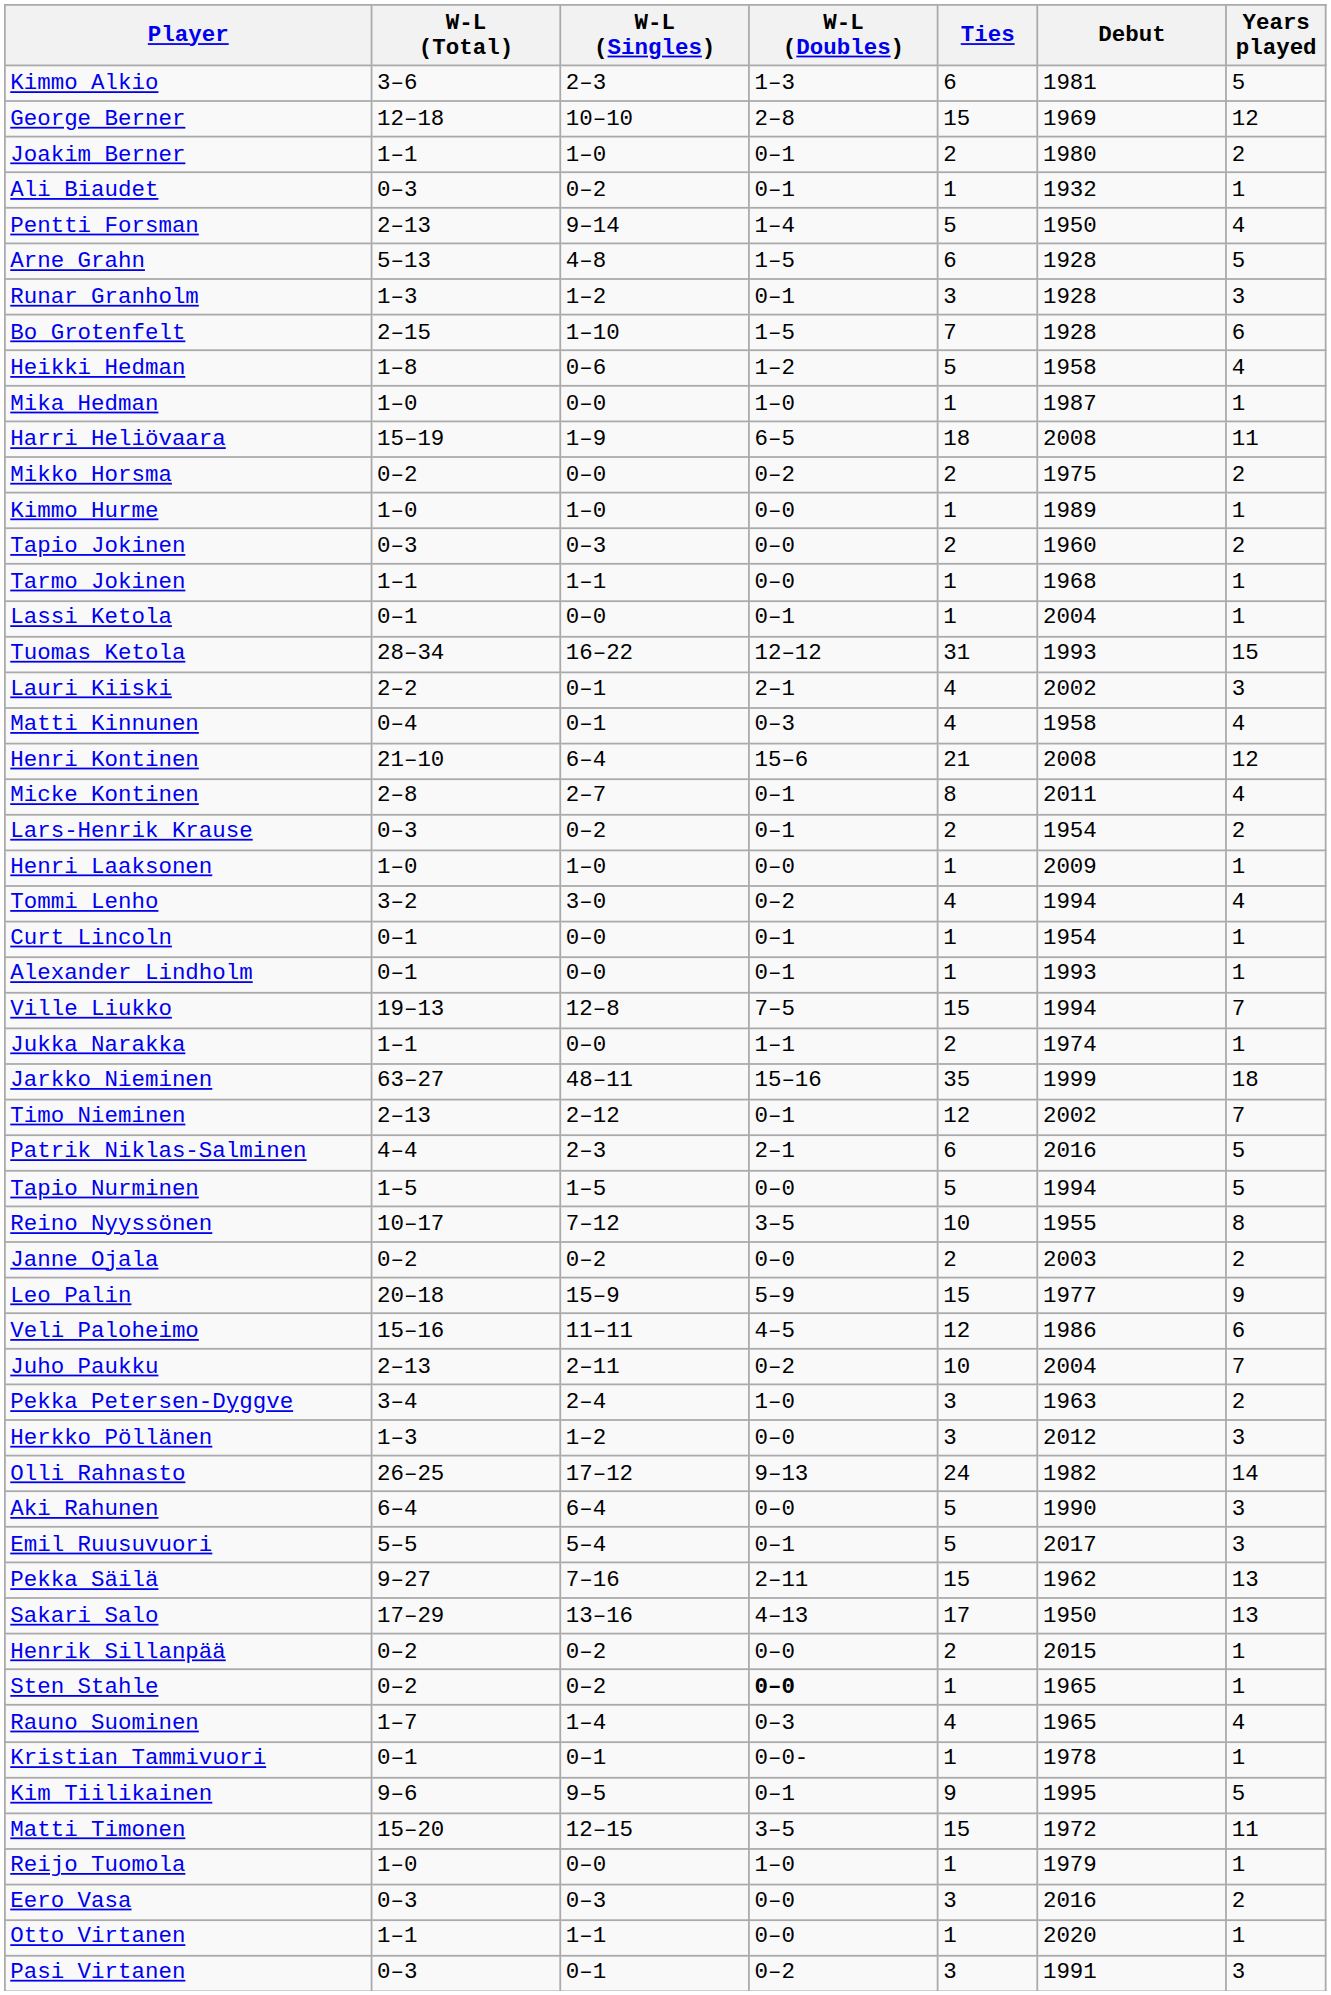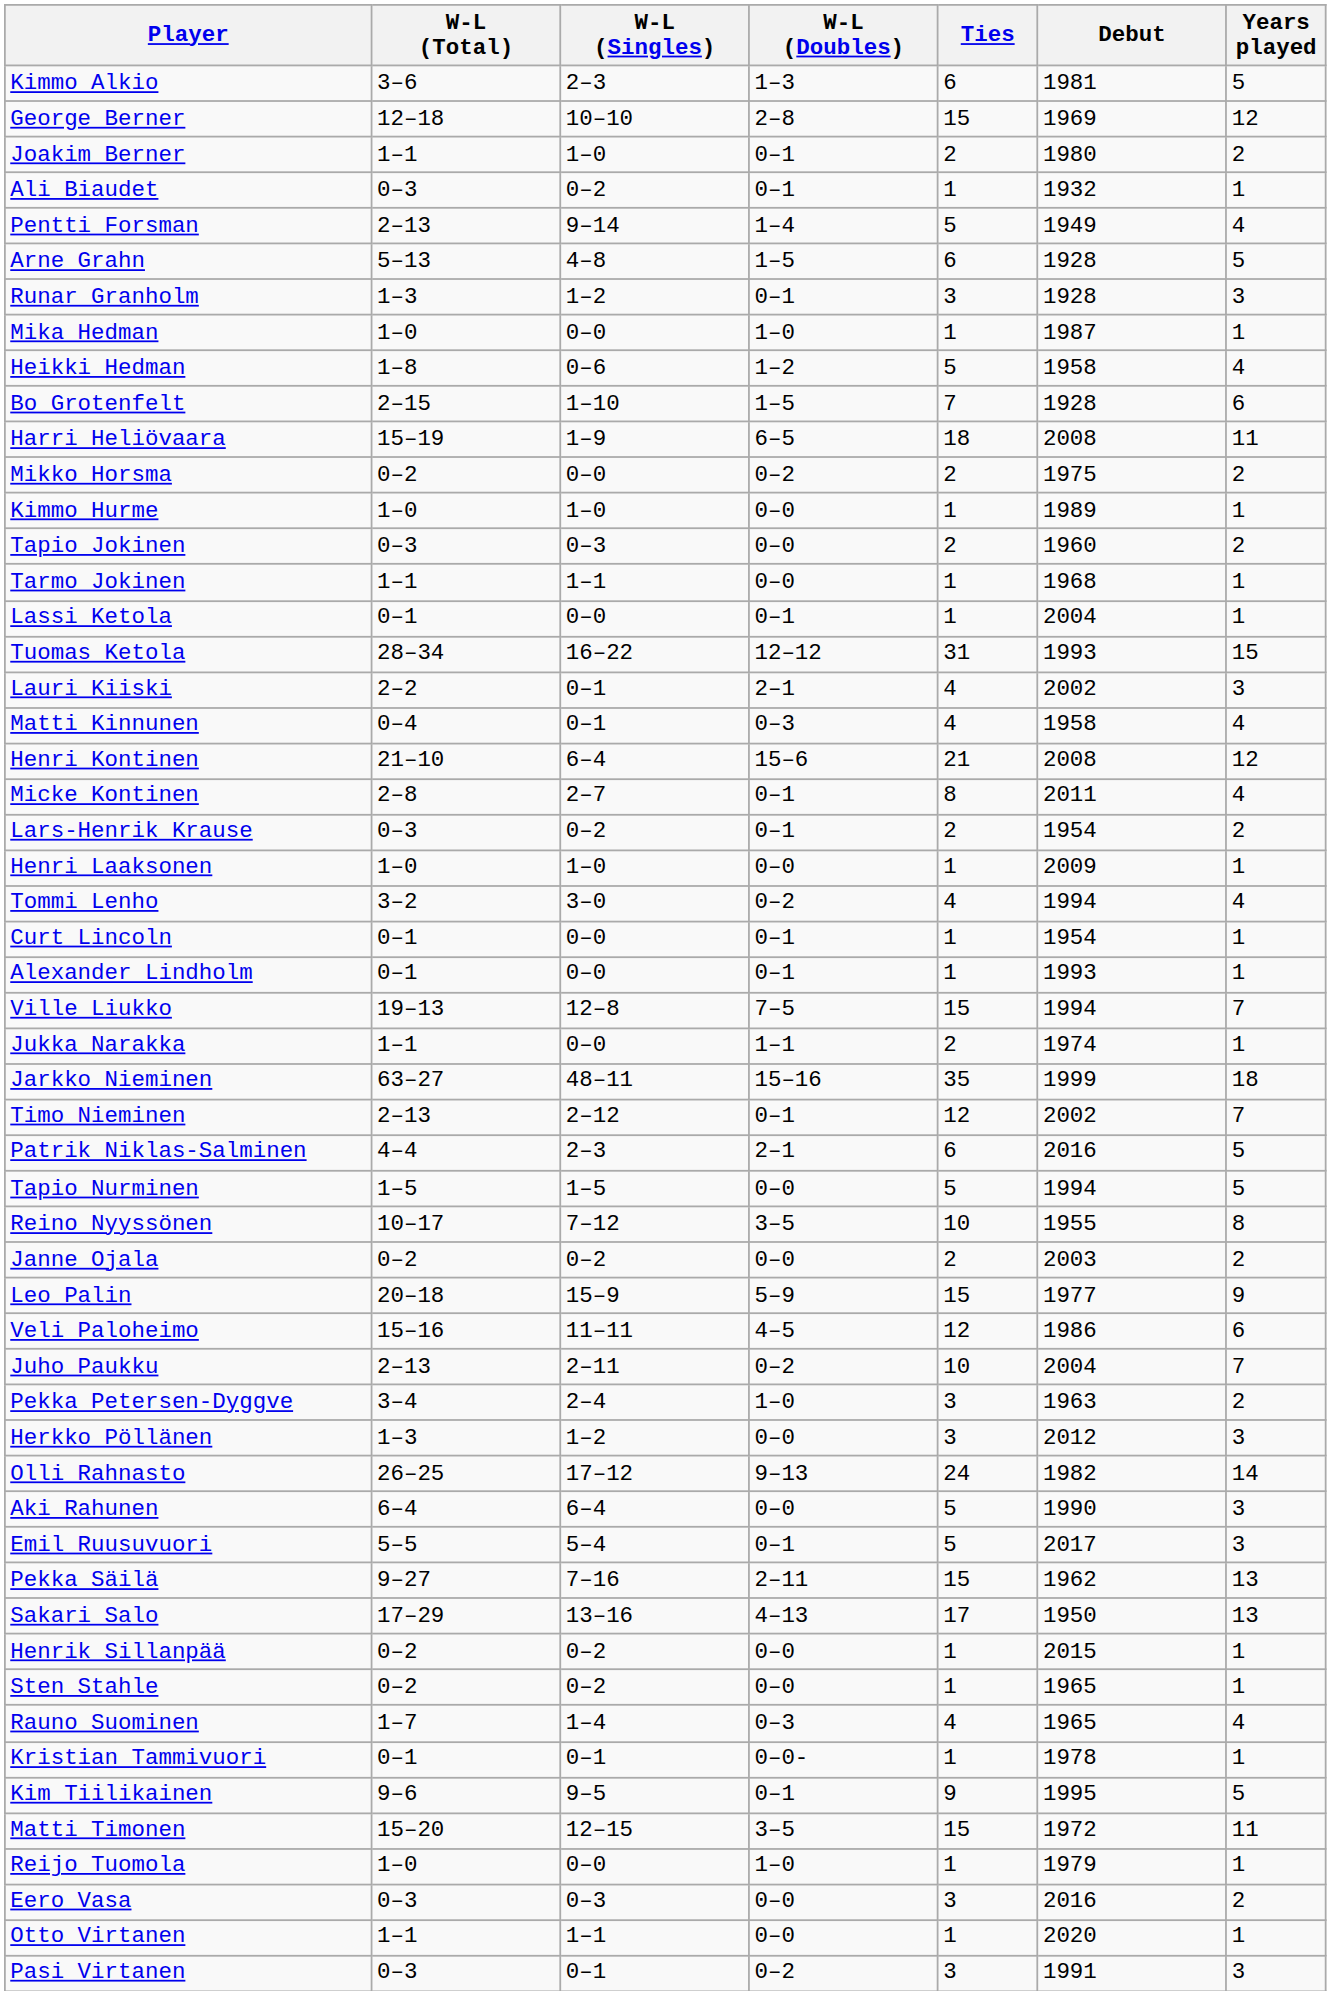(1070, 226) 1950 -> (1070, 226) 1949
rows swapped: (98, 332) <-> (84, 404)
(950, 1652) 2 -> (950, 1652) 1
(775, 1687) bold -> (775, 1687) normal
